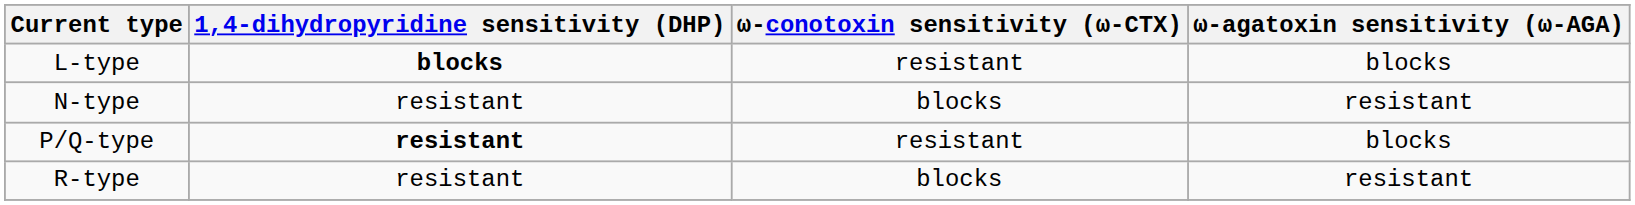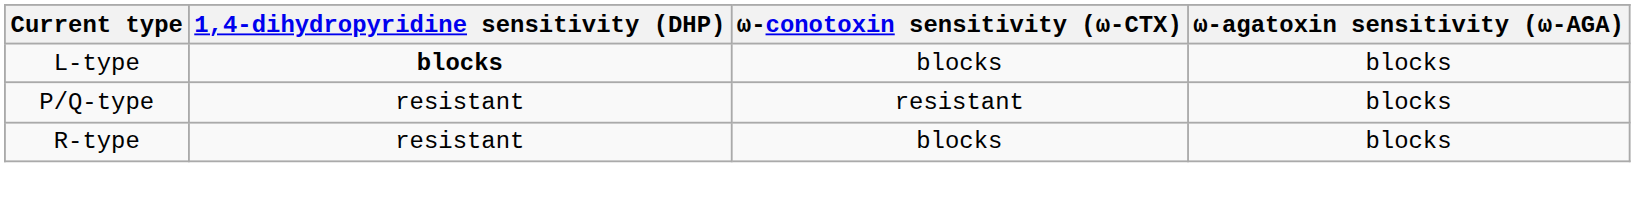(959, 63) resistant -> (959, 63) blocks
- row: (97, 102)
(460, 141) bold -> (460, 102) normal
(1409, 180) resistant -> (1409, 141) blocks
